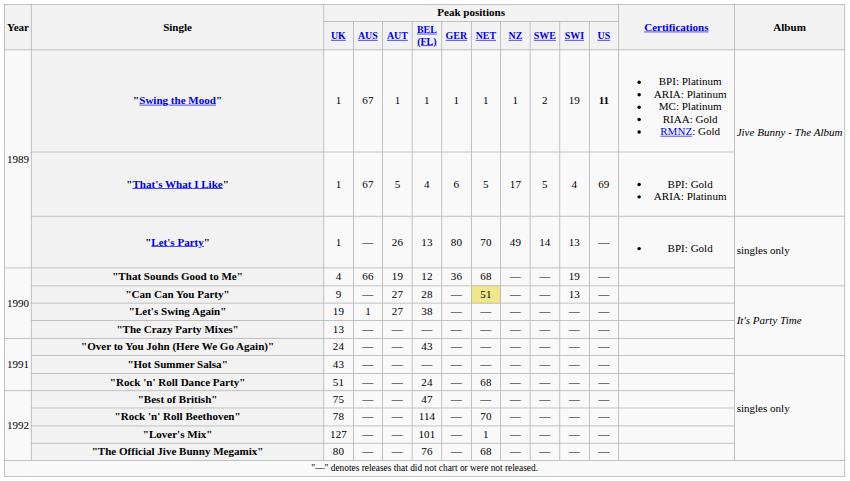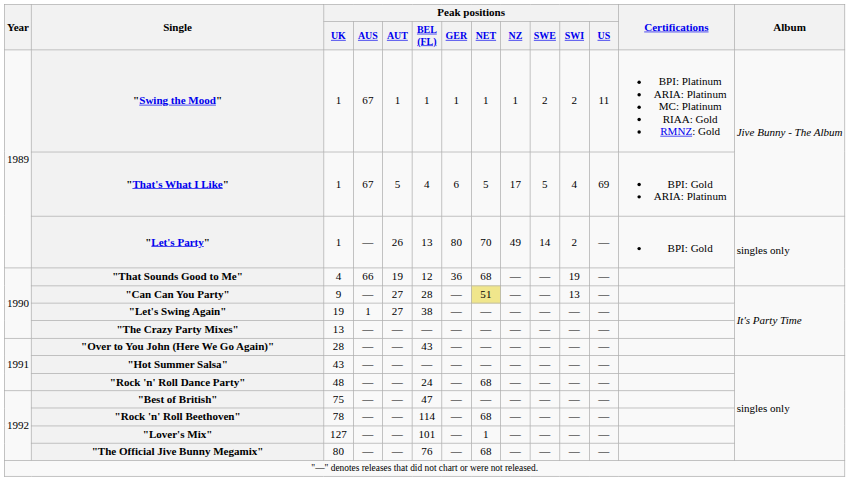(574, 100) 19 -> (574, 100) 2
(604, 100) bold -> (604, 100) normal
(574, 242) 13 -> (574, 242) 2
(338, 347) 24 -> (338, 347) 28
(338, 382) 51 -> (338, 382) 48
(486, 417) 70 -> (486, 417) 68
